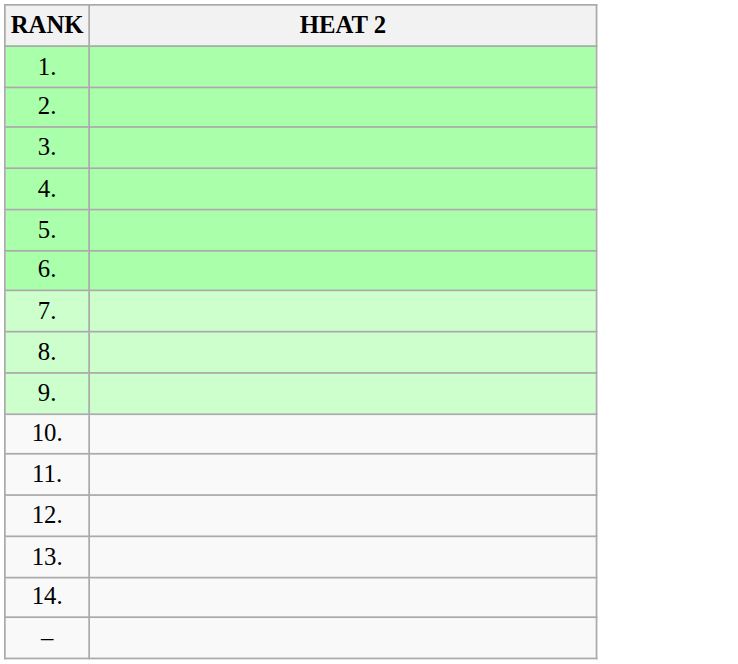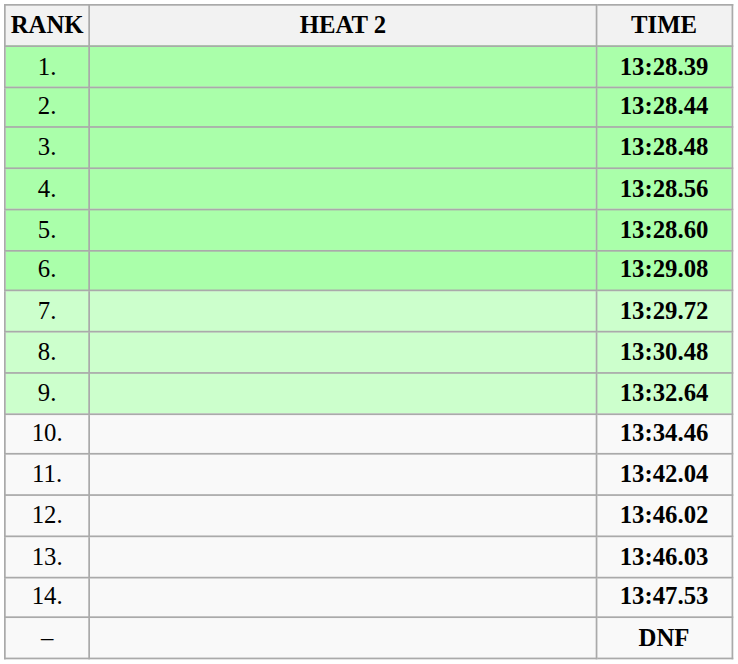+ column: (664, 25)
